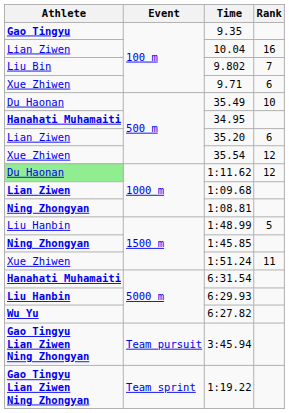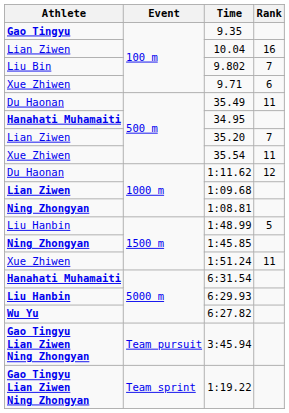(269, 101) 10 -> (269, 101) 11
(269, 137) 6 -> (269, 137) 7
(269, 155) 12 -> (269, 155) 11
(35, 172) lightgreen background -> (35, 172) no background
